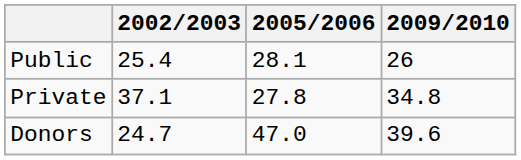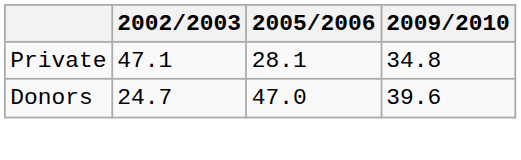- row: (52, 61)
(145, 98) 37.1 -> (145, 61) 47.1
(279, 98) 27.8 -> (279, 61) 28.1
